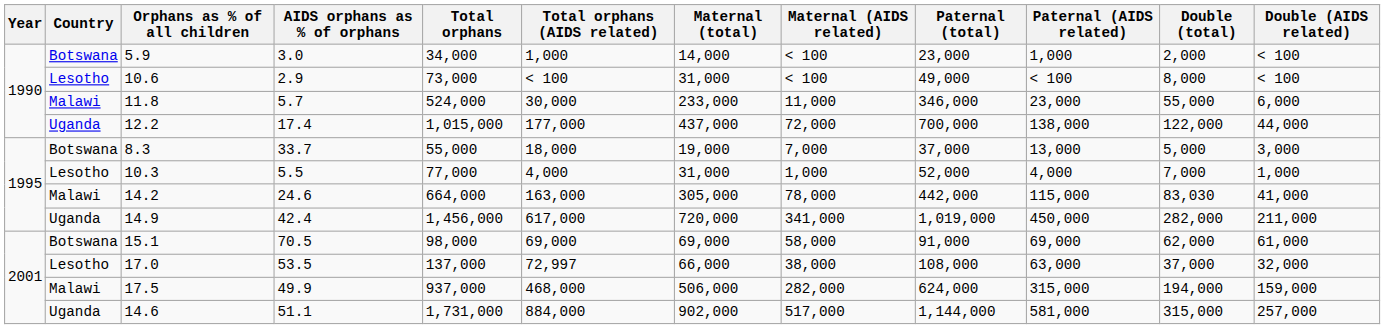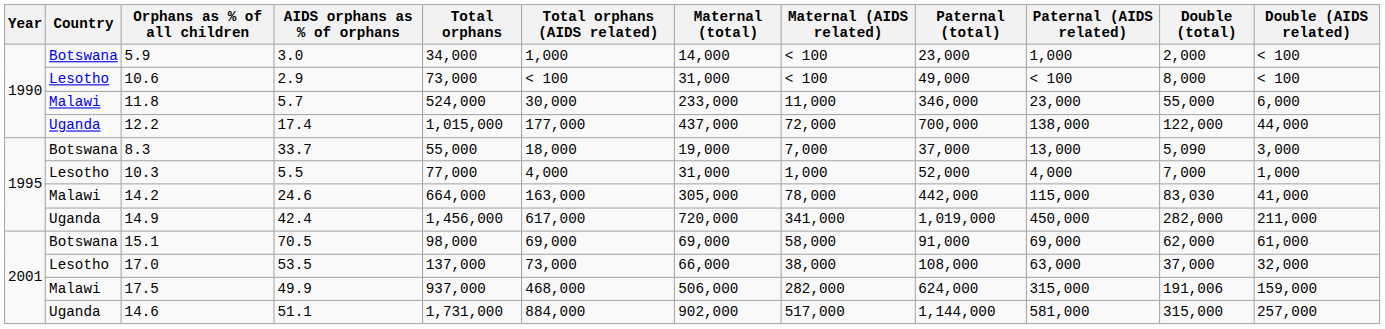(1184, 149) 5,000 -> (1184, 149) 5,090
(551, 266) 72,997 -> (551, 266) 73,000
(1193, 289) 194,000 -> (1193, 289) 191,006
